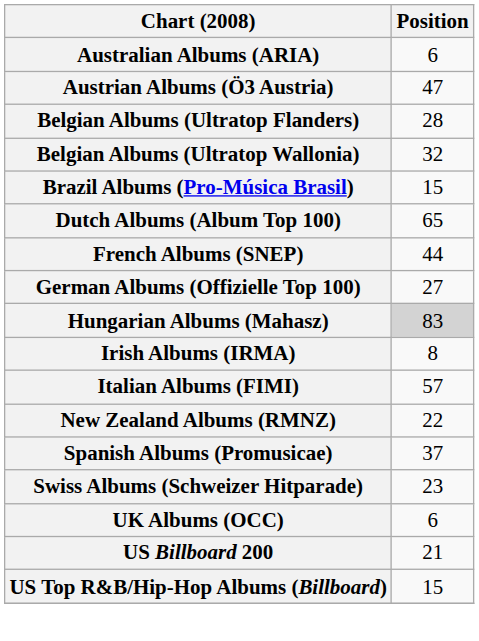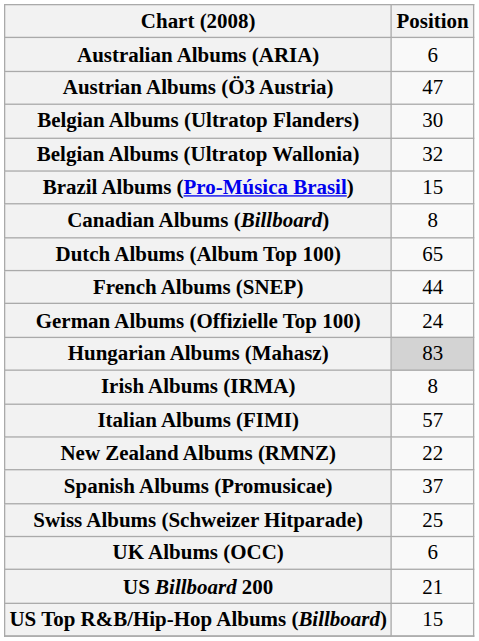(433, 120) 28 -> (433, 120) 30
+ row: (198, 220)
(433, 287) 27 -> (433, 320) 24
(433, 486) 23 -> (433, 519) 25
